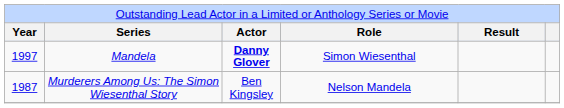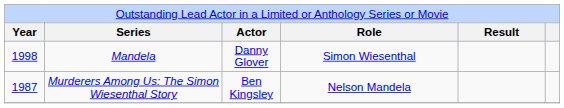(25, 57) 1997 -> (25, 57) 1998
(251, 57) bold -> (251, 57) normal
